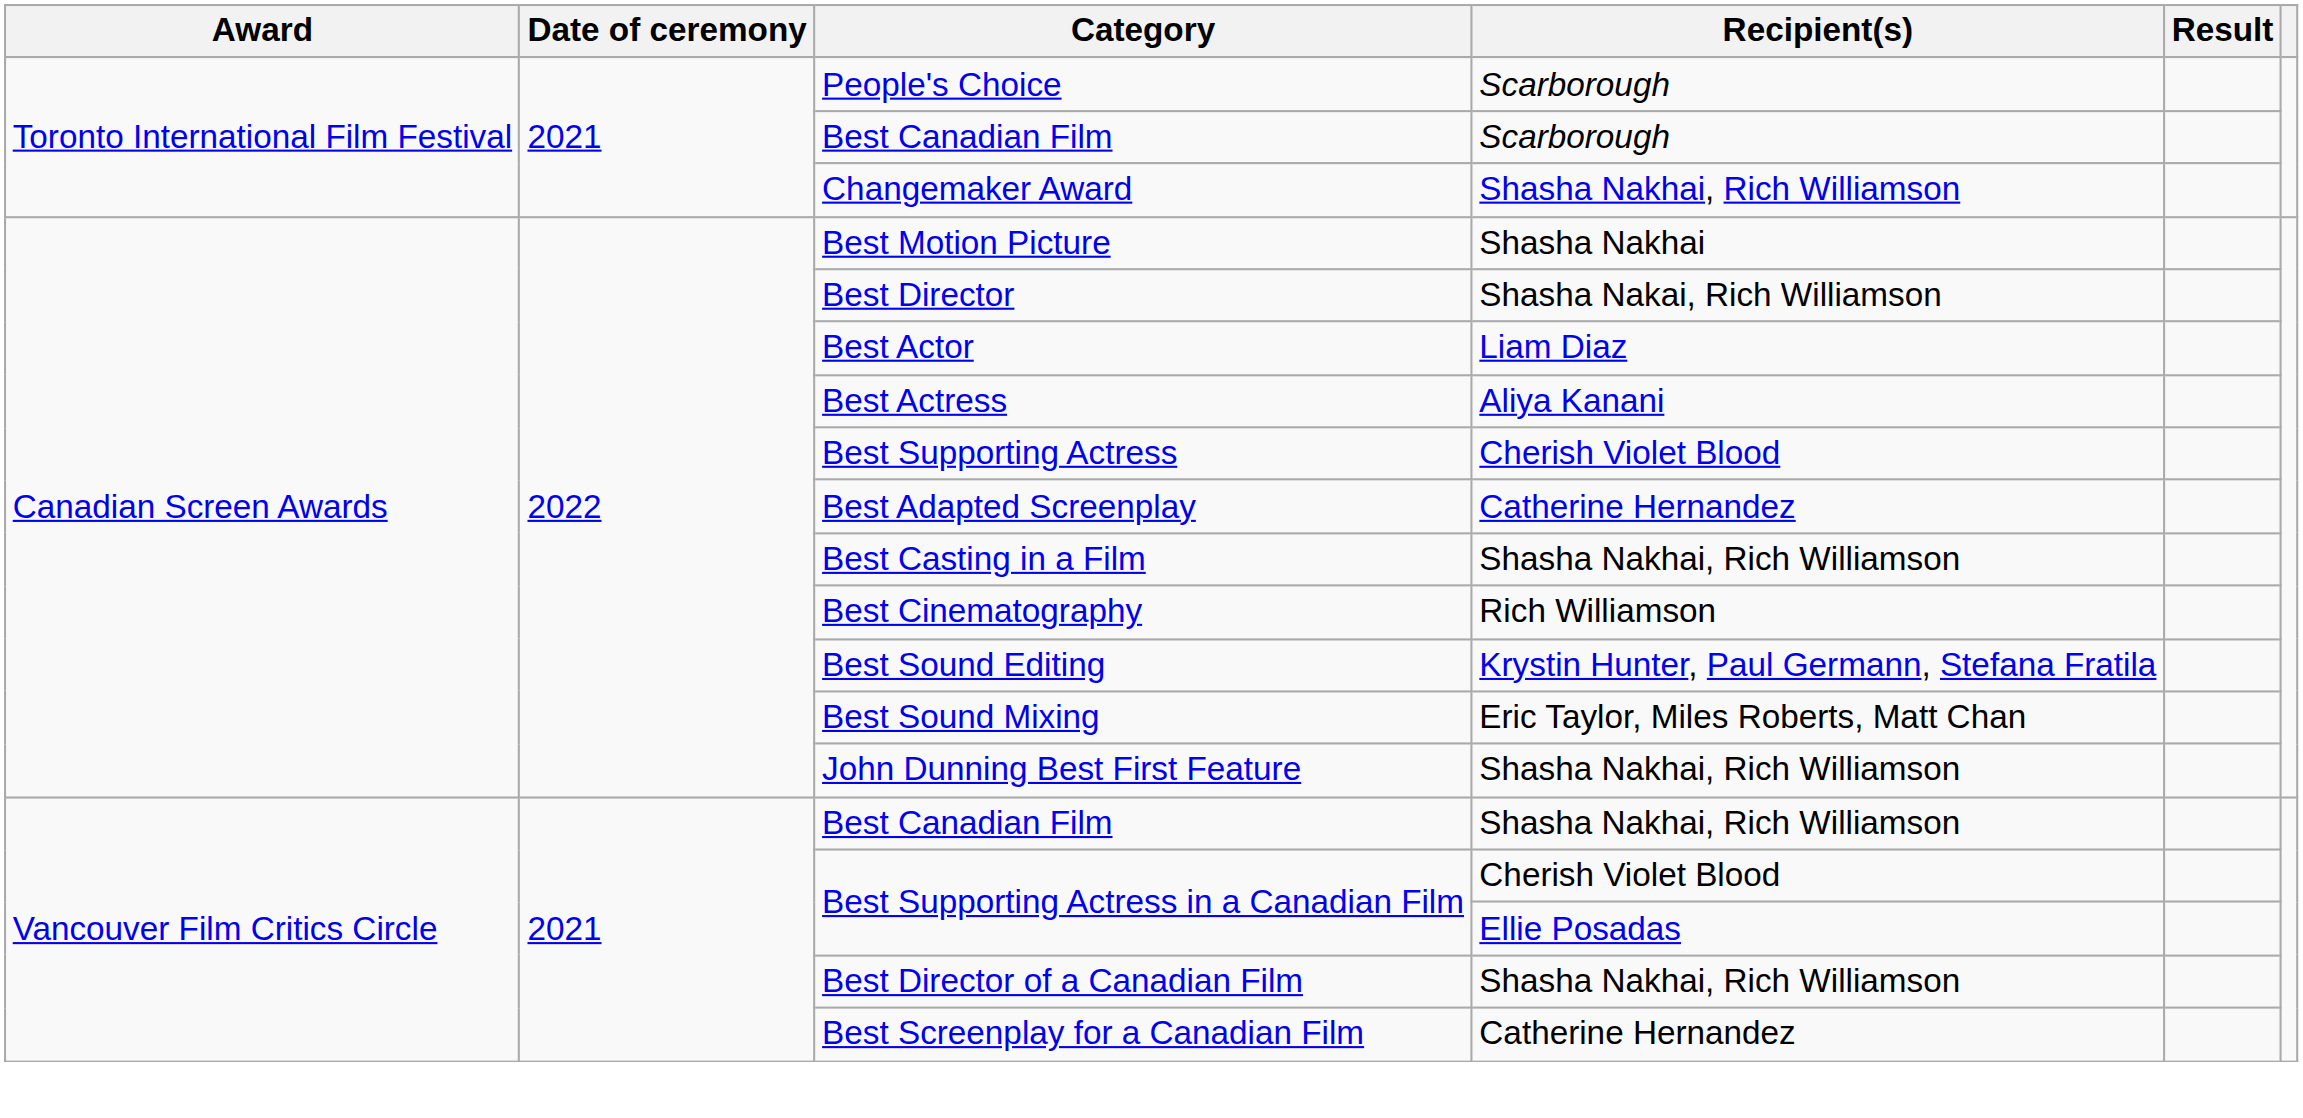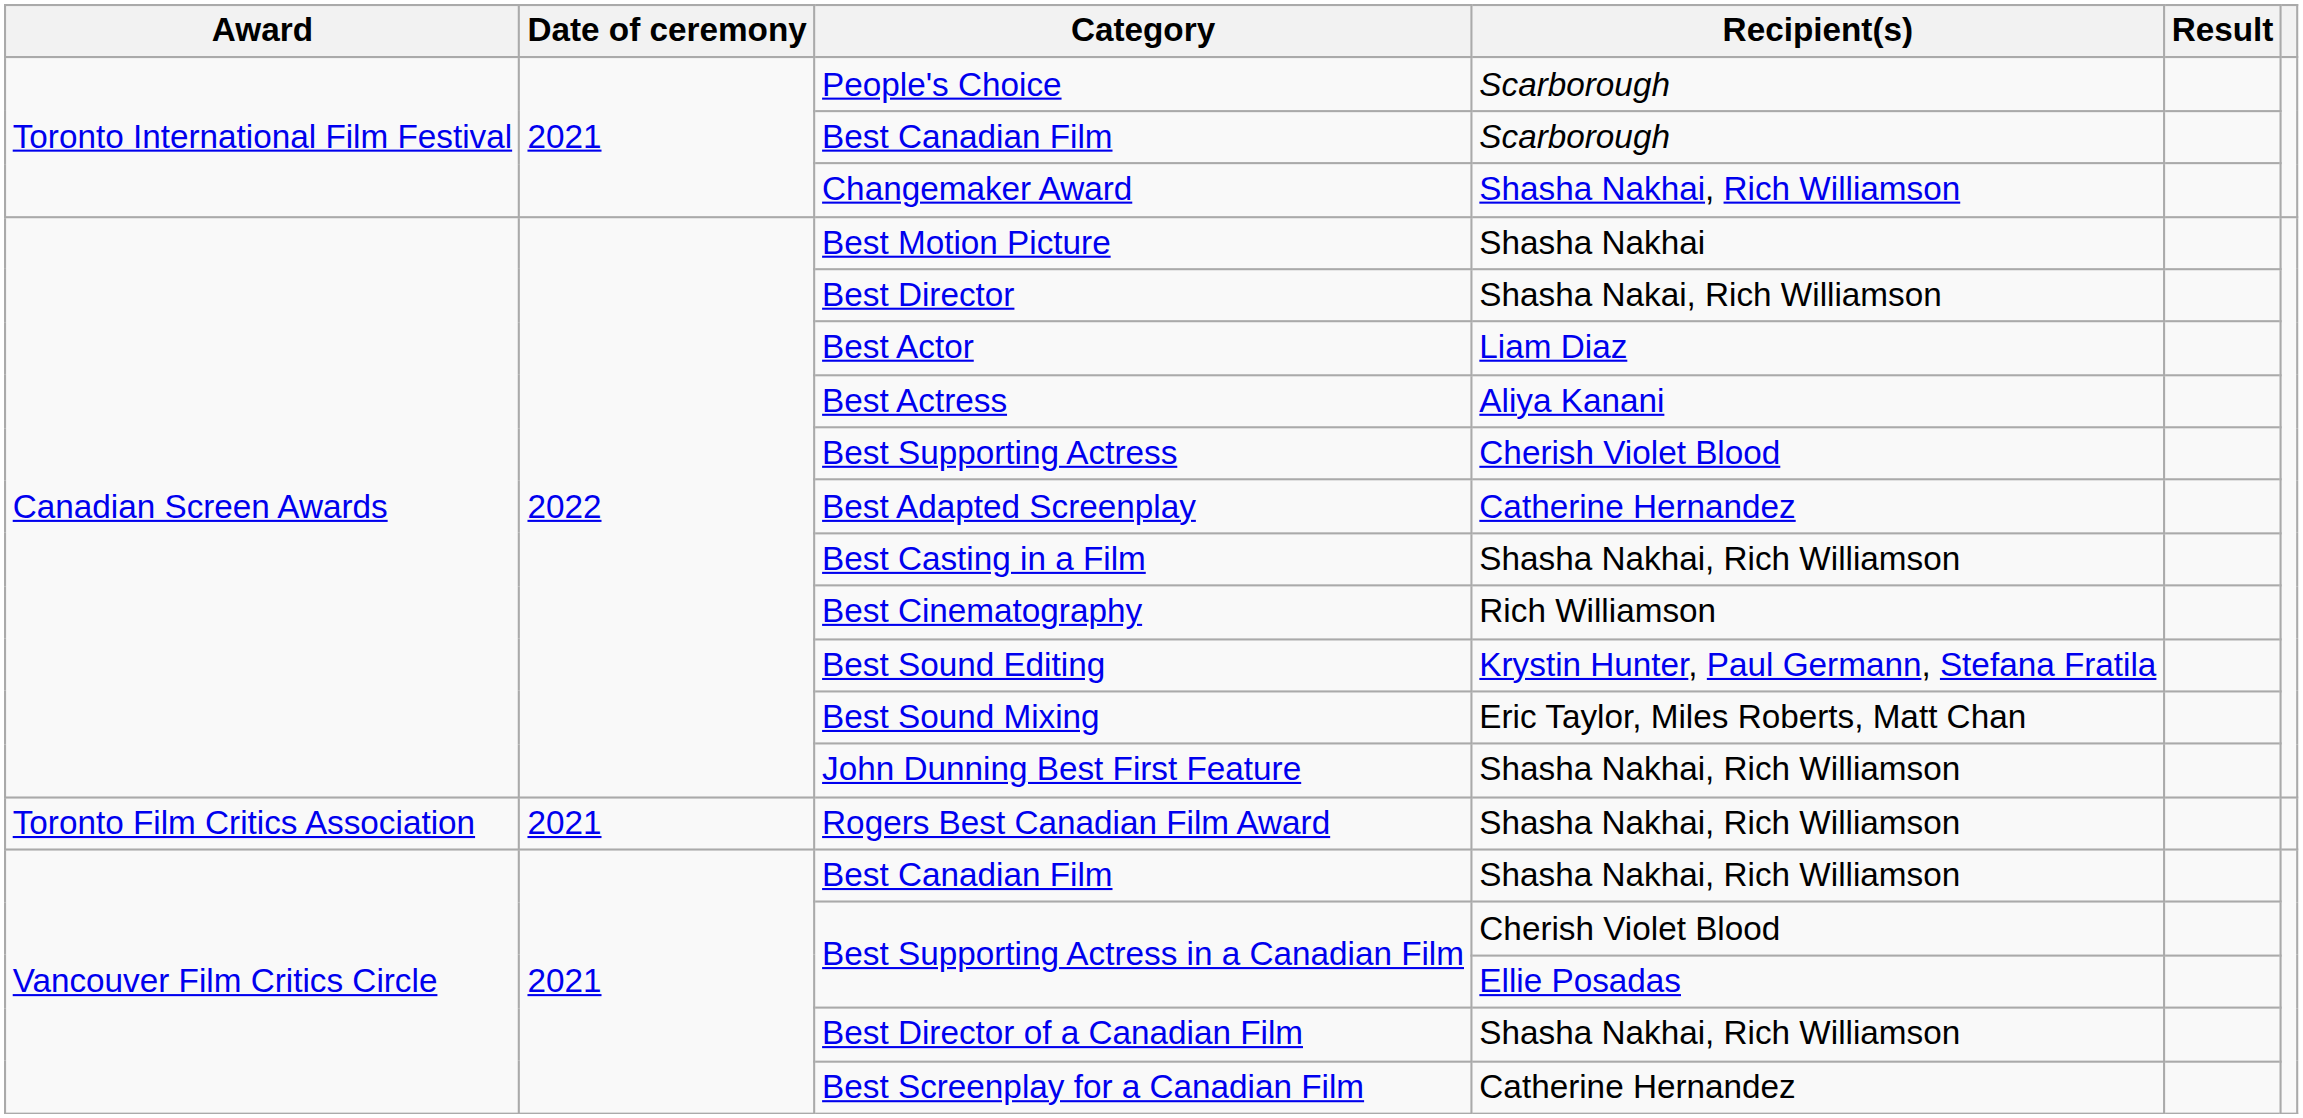+ row: (1076, 822)
